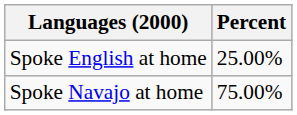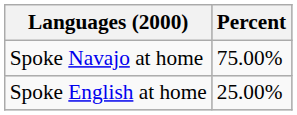rows swapped: (106, 92) <-> (108, 57)
